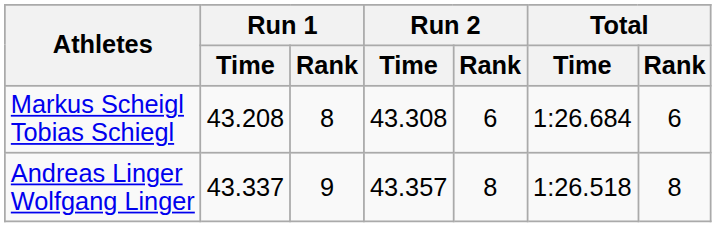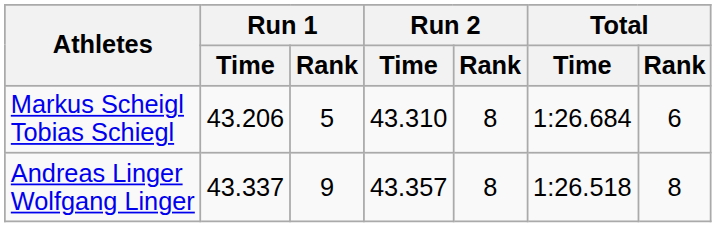(245, 119) 43.208 -> (245, 119) 43.206
(327, 119) 8 -> (327, 119) 5
(409, 119) 43.308 -> (409, 119) 43.310
(490, 119) 6 -> (490, 119) 8
